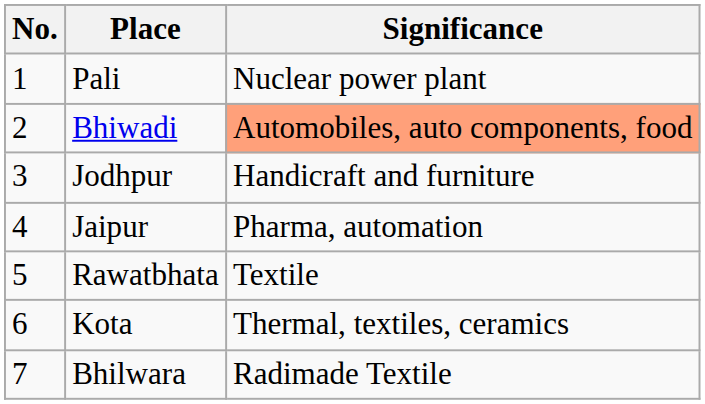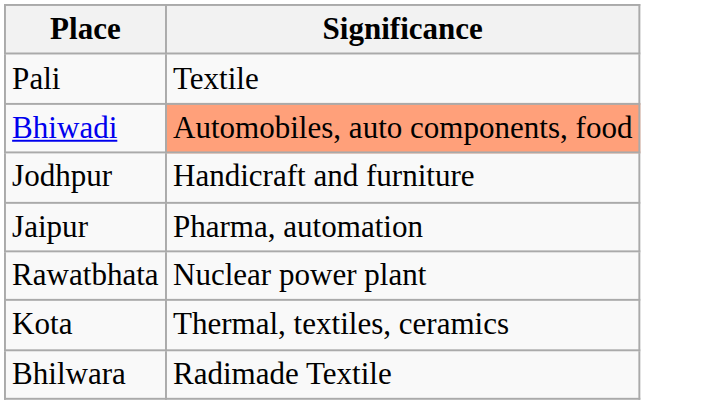- column: (35, 29)
(360, 78) Nuclear power plant -> (216, 78) Textile
(276, 275) Textile -> (300, 275) Nuclear power plant
